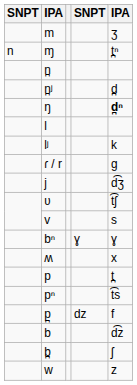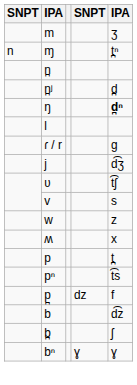- row: (46, 145)
rows swapped: (48, 370) <-> (50, 239)
